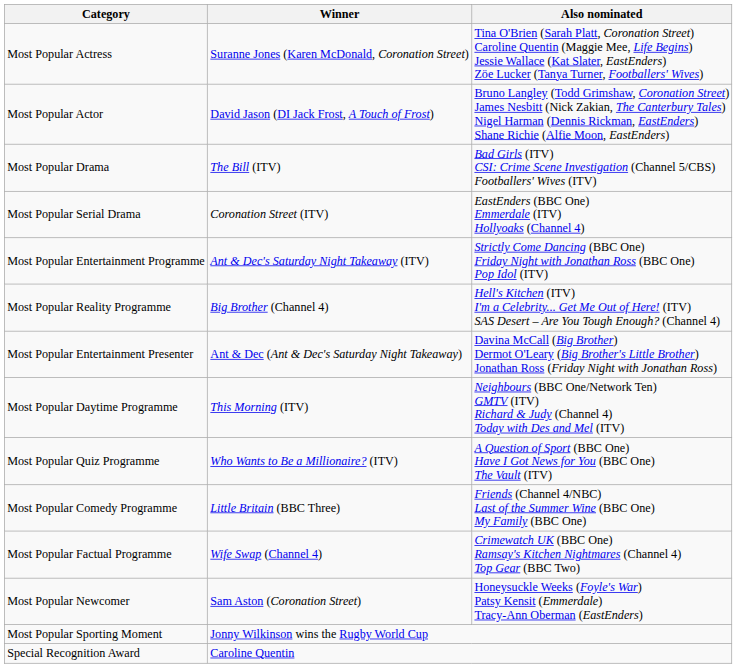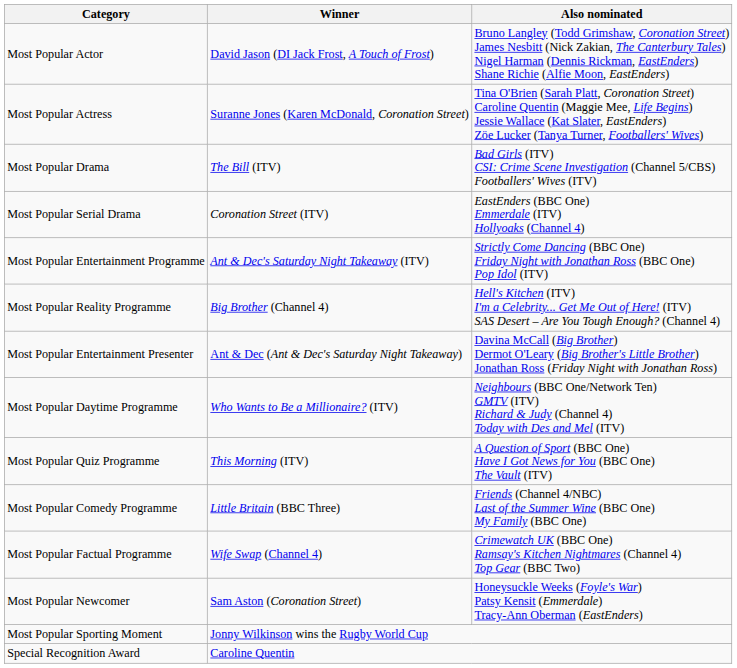rows swapped: (55, 114) <-> (60, 53)
(259, 407) This Morning (ITV) -> (304, 407) Who Wants to Be a Millionaire? (ITV)
(304, 461) Who Wants to Be a Millionaire? (ITV) -> (259, 461) This Morning (ITV)
